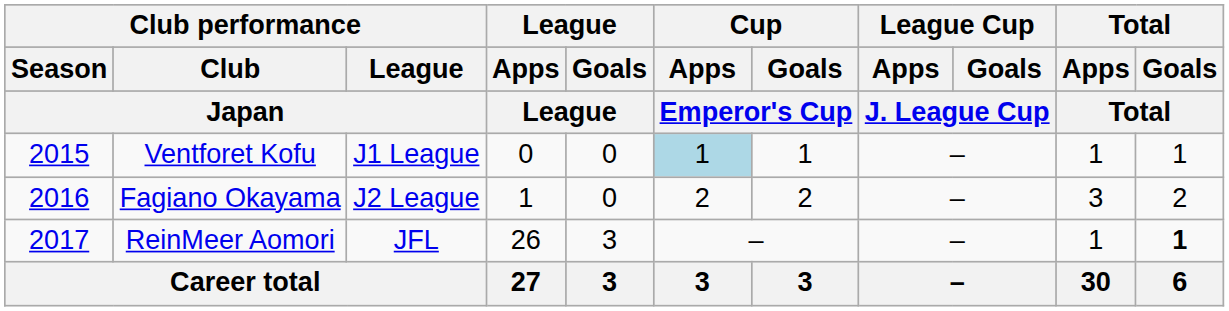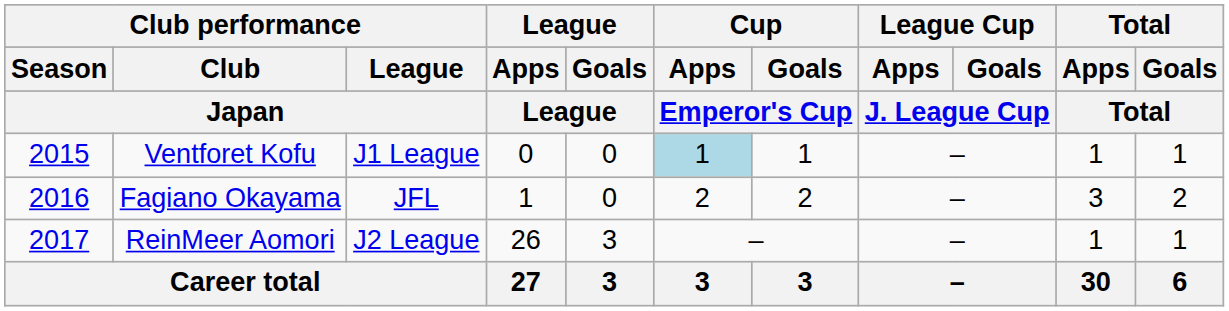(416, 197) J2 League -> (416, 197) JFL
(416, 240) JFL -> (416, 240) J2 League
(1180, 240) bold -> (1180, 240) normal
